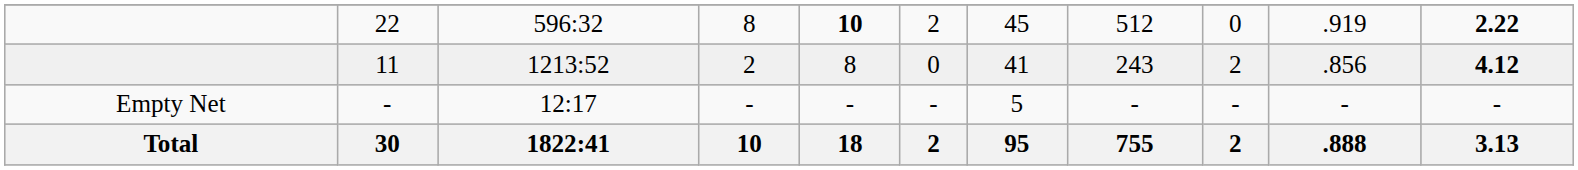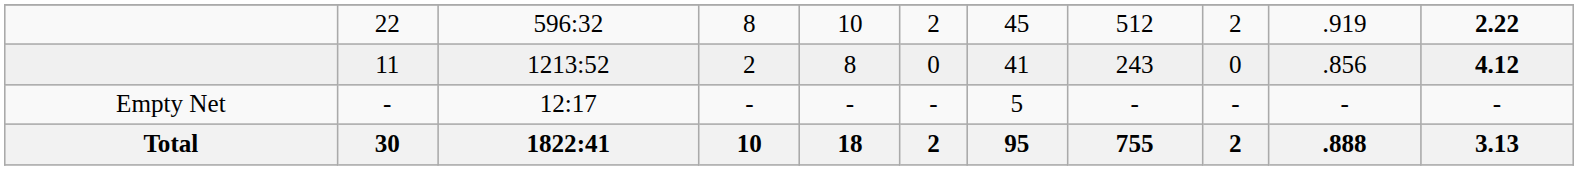(850, 24) bold -> (850, 24) normal
(1235, 24) 0 -> (1235, 24) 2
(1235, 64) 2 -> (1235, 64) 0
